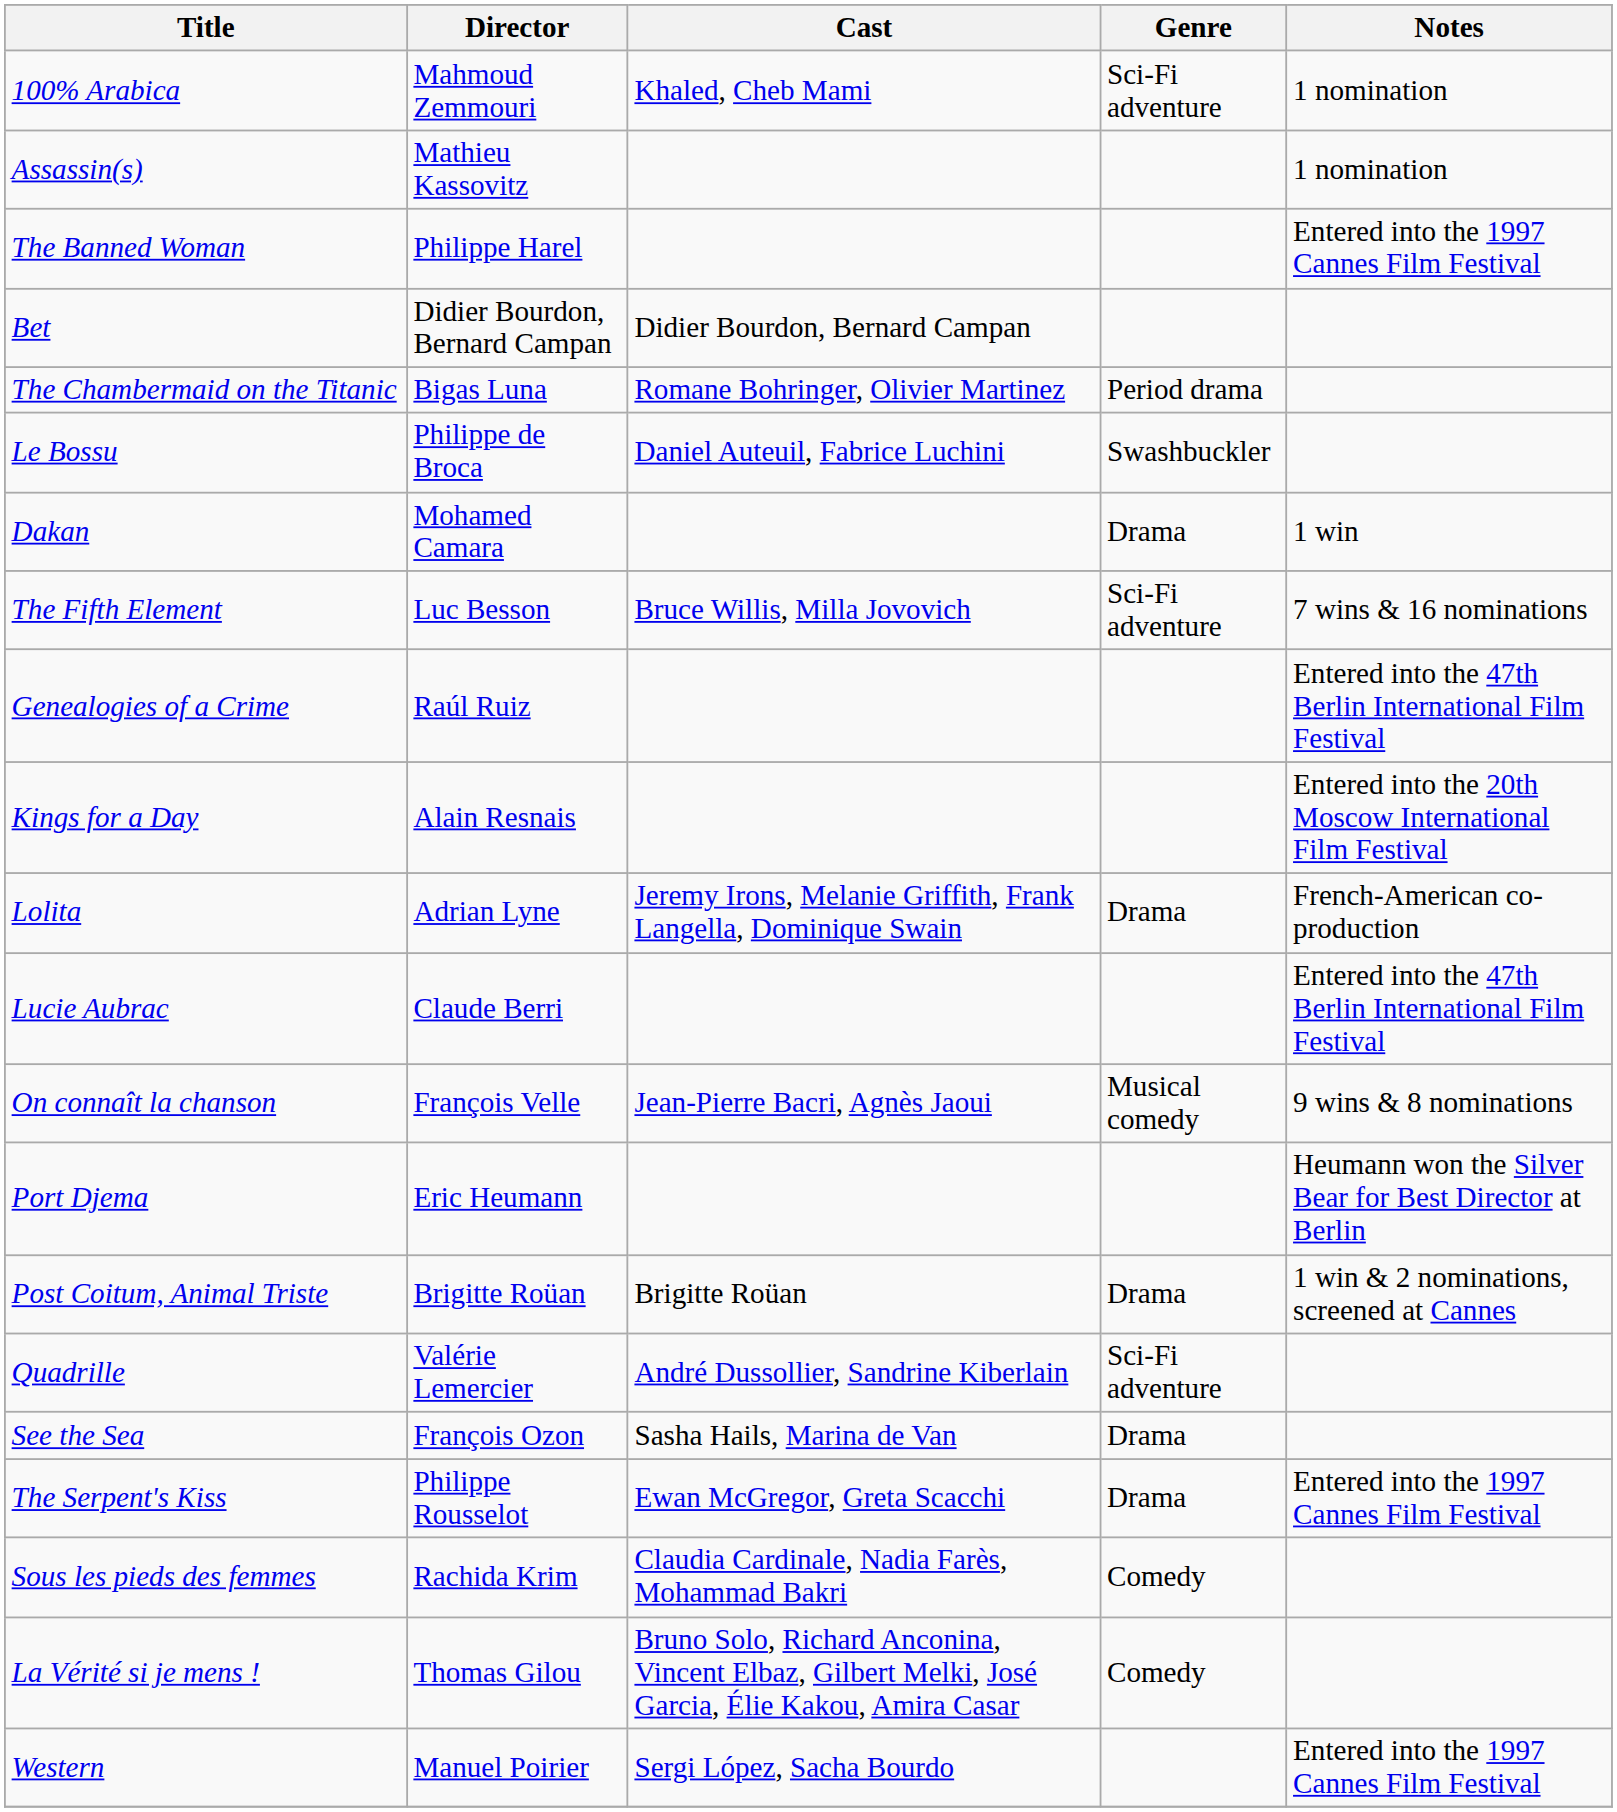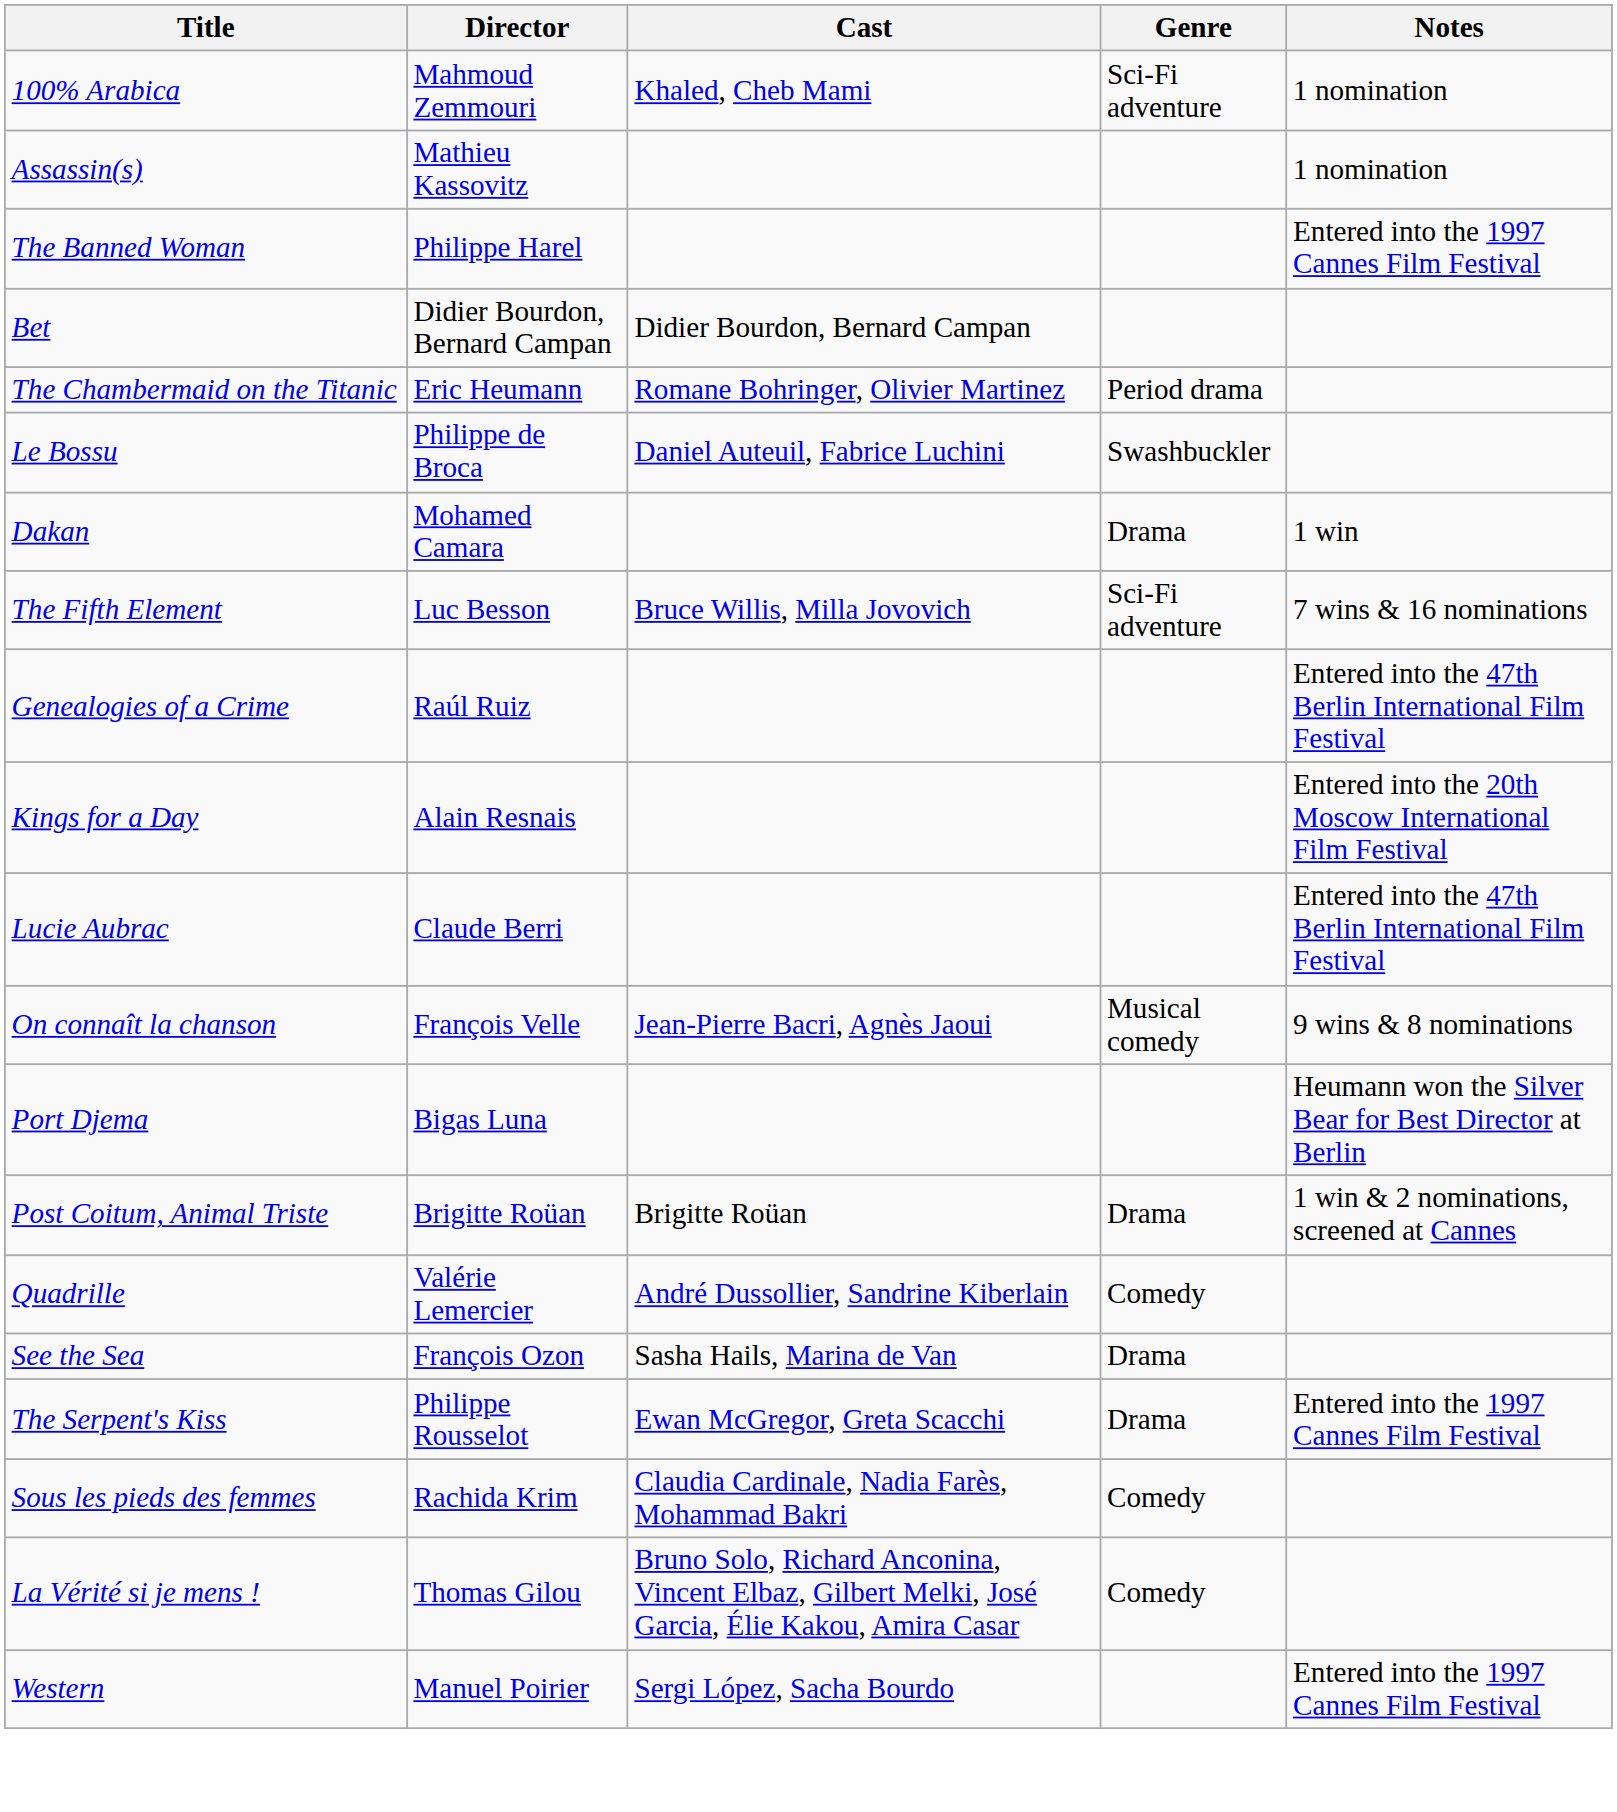(480, 389) Bigas Luna -> (498, 389) Eric Heumann
- row: (46, 912)
(498, 1198) Eric Heumann -> (480, 1119) Bigas Luna
(1164, 1372) Sci-Fi adventure -> (1156, 1293) Comedy
